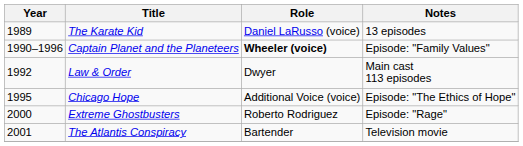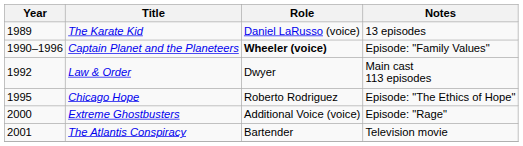(302, 97) Additional Voice (voice) -> (291, 97) Roberto Rodriguez
(291, 114) Roberto Rodriguez -> (302, 114) Additional Voice (voice)
